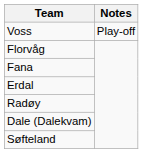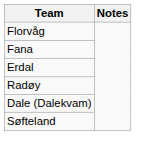- row: (19, 31)
